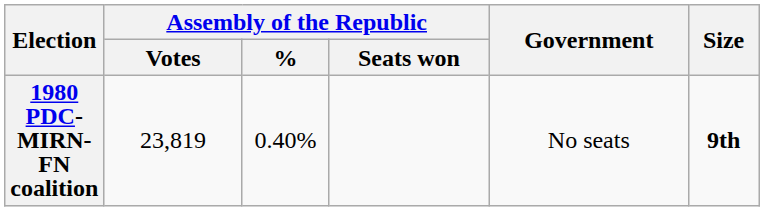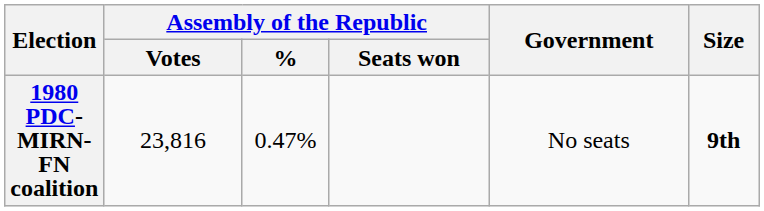(173, 140) 23,819 -> (173, 140) 23,816
(285, 140) 0.40% -> (285, 140) 0.47%
